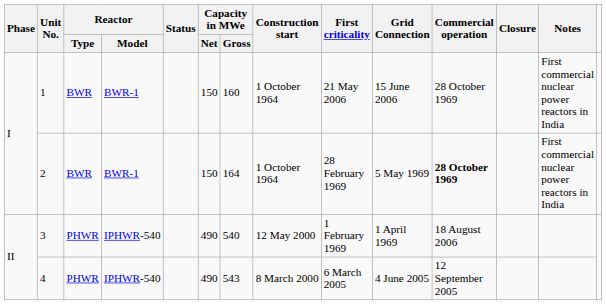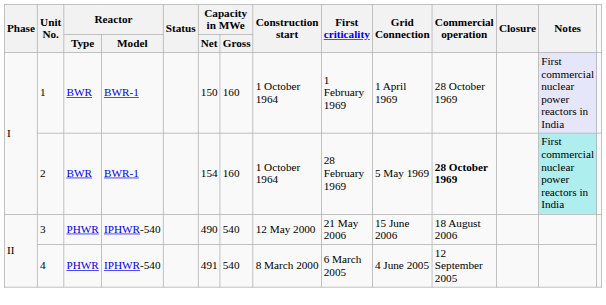(341, 93) 21 May 2006 -> (344, 93) 1 February 1969
(392, 93) 15 June 2006 -> (391, 93) 1 April 1969
(568, 93) no background -> (568, 93) lavender background
(209, 173) 150 -> (209, 173) 154
(231, 173) 164 -> (231, 173) 160
(568, 173) no background -> (568, 173) paleturquoise background
(344, 235) 1 February 1969 -> (341, 229) 21 May 2006
(391, 235) 1 April 1969 -> (392, 229) 15 June 2006
(209, 278) 490 -> (209, 265) 491
(231, 278) 543 -> (231, 265) 540
